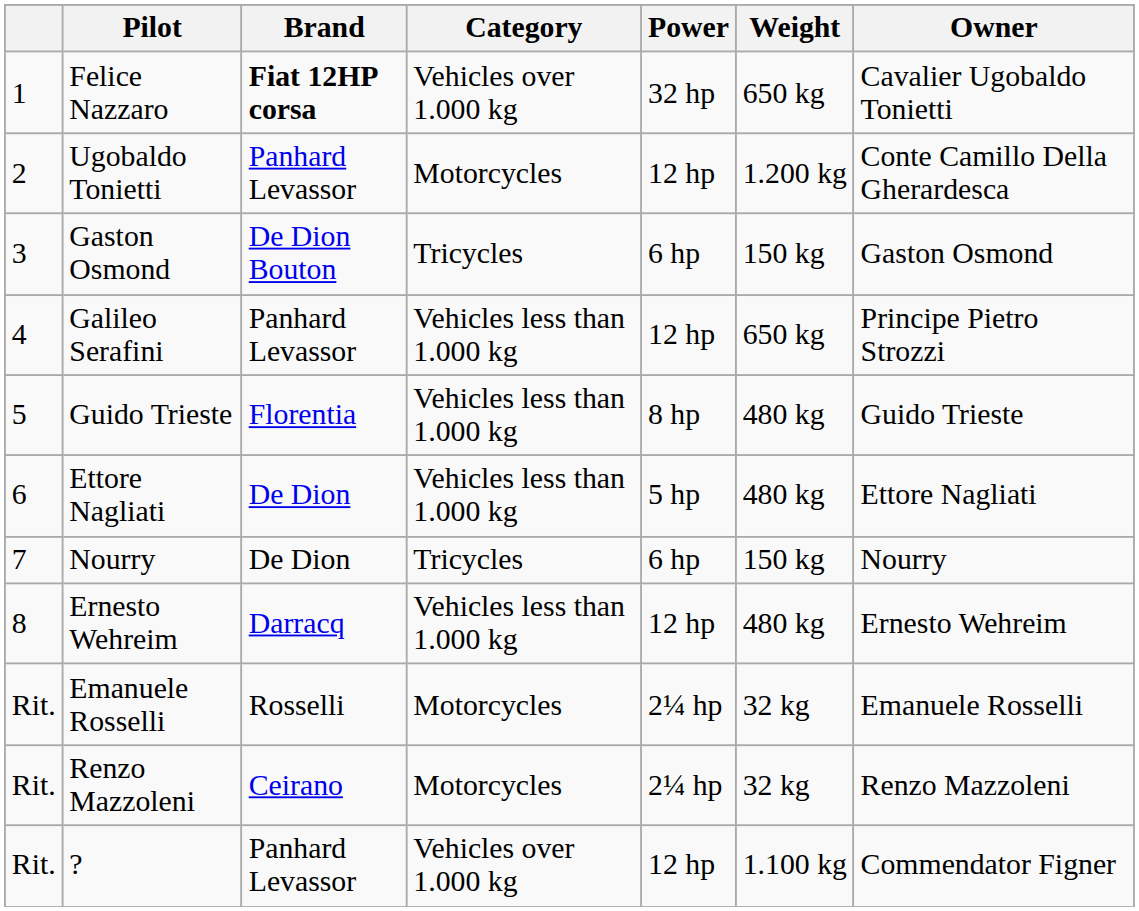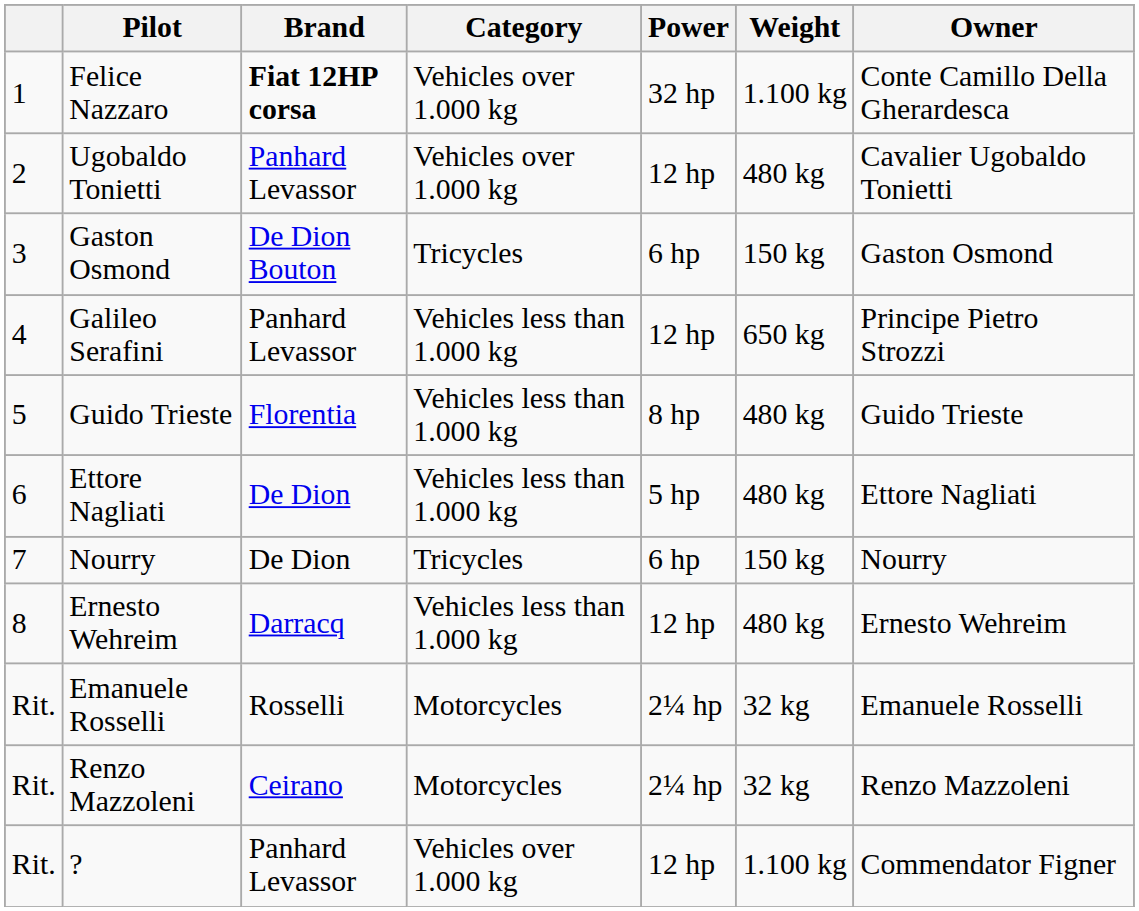(784, 92) 650 kg -> (795, 92) 1.100 kg
(973, 92) Cavalier Ugobaldo Tonietti -> (984, 92) Conte Camillo Della Gherardesca
(488, 172) Motorcycles -> (494, 172) Vehicles over 1.000 kg
(795, 172) 1.200 kg -> (784, 172) 480 kg
(984, 172) Conte Camillo Della Gherardesca -> (973, 172) Cavalier Ugobaldo Tonietti
